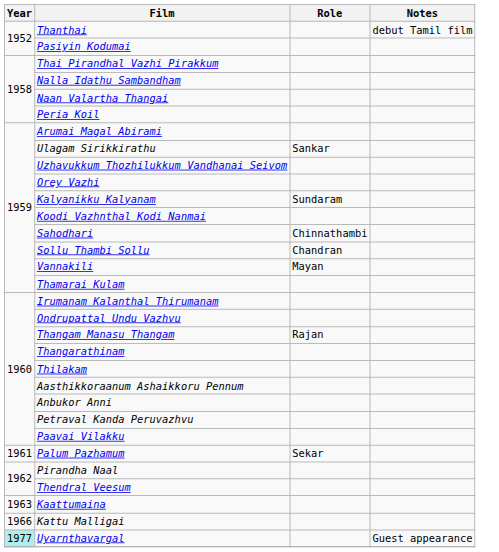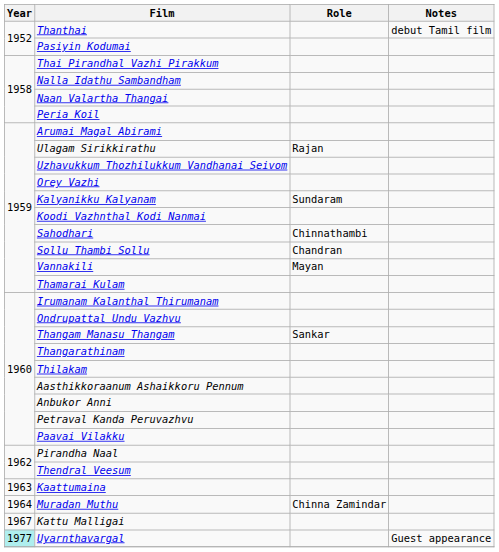(311, 148) Sankar -> (308, 148) Rajan
(308, 335) Rajan -> (311, 335) Sankar
- row: (81, 454)
+ row: (78, 504)
(19, 521) 1966 -> (19, 521) 1967
